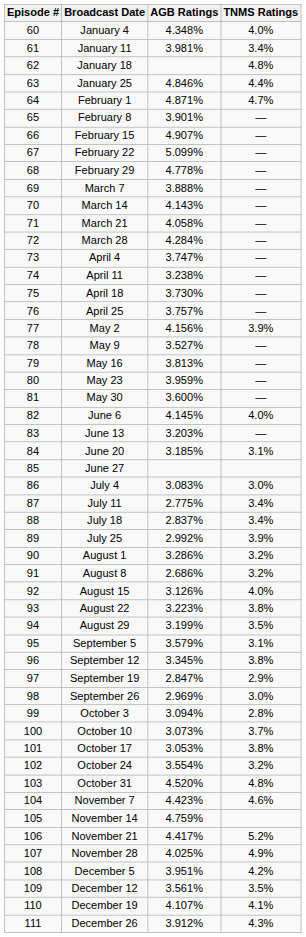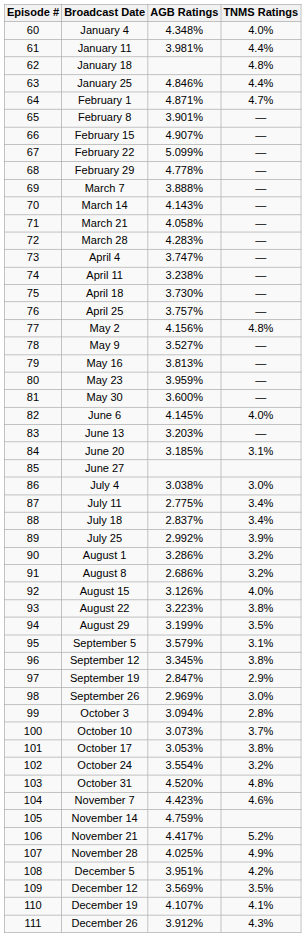(261, 48) 3.4% -> (261, 48) 4.4%
(184, 240) 4.284% -> (184, 240) 4.283%
(261, 328) 3.9% -> (261, 328) 4.8%
(184, 485) 3.083% -> (184, 485) 3.038%
(184, 888) 3.561% -> (184, 888) 3.569%
